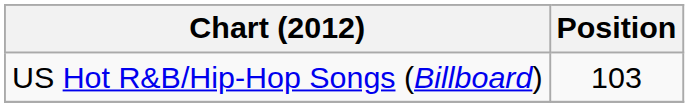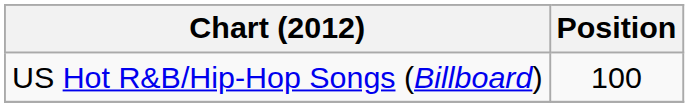(616, 76) 103 -> (616, 76) 100
